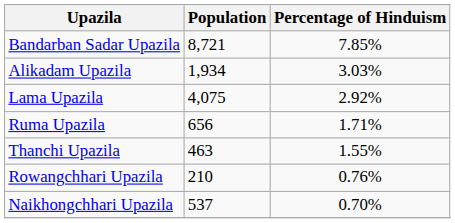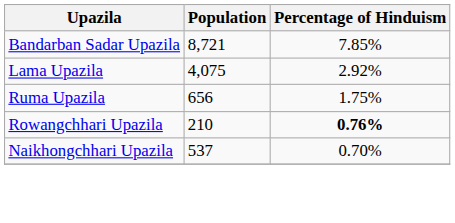- row: (70, 71)
(360, 124) 1.71% -> (360, 97) 1.75%
- row: (64, 151)
(360, 177) normal -> (360, 124) bold
